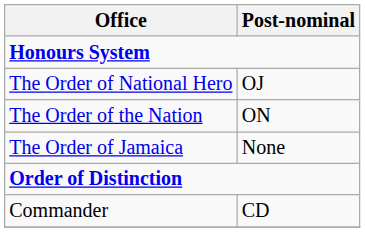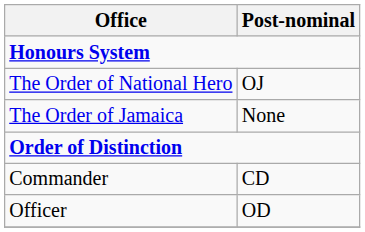- row: (106, 115)
+ row: (38, 210)
